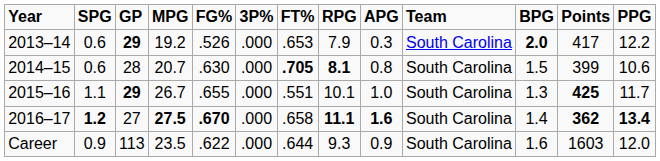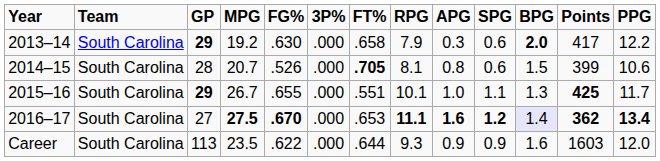columns swapped: (426, 17) <-> (95, 17)
(214, 42) .526 -> (286, 42) .630
(298, 42) .653 -> (370, 42) .658
(214, 67) .630 -> (286, 67) .526
(339, 67) bold -> (411, 67) normal
(298, 118) .658 -> (370, 118) .653
(537, 118) no background -> (537, 118) lavender background
